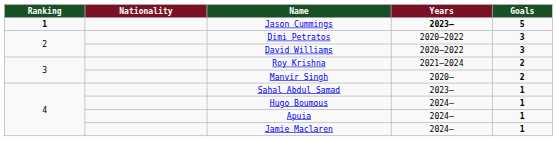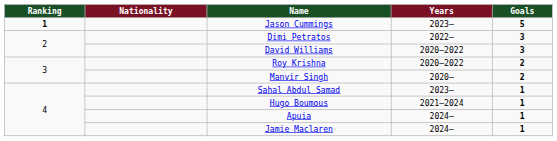(442, 24) bold -> (442, 24) normal
(442, 37) 2020–2022 -> (442, 37) 2022–
(442, 63) 2021–2024 -> (442, 63) 2020–2022
(442, 103) 2024– -> (442, 103) 2021–2024
